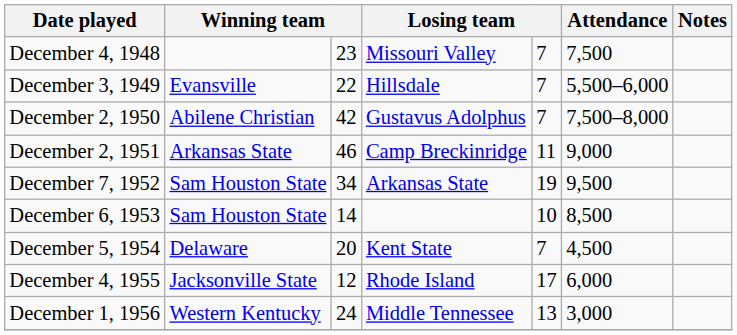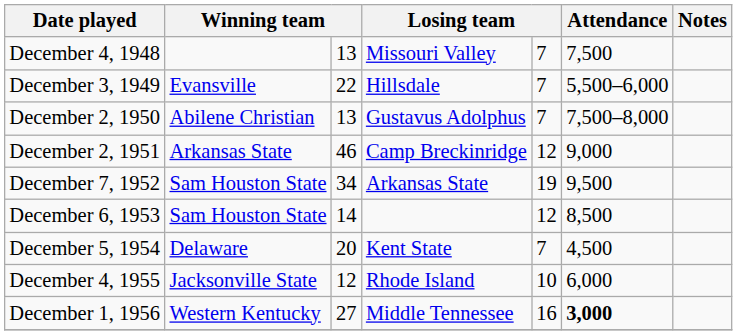(346, 53) 23 -> (346, 53) 13
(346, 118) 42 -> (346, 118) 13
(546, 150) 11 -> (547, 150) 12
(547, 215) 10 -> (547, 215) 12
(547, 280) 17 -> (547, 280) 10
(346, 313) 24 -> (346, 313) 27
(547, 313) 13 -> (547, 313) 16
(589, 313) normal -> (589, 313) bold
